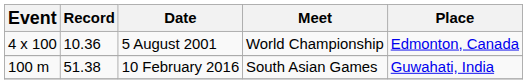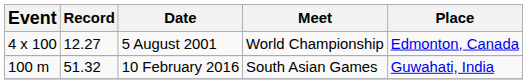(82, 43) 10.36 -> (82, 43) 12.27
(82, 67) 51.38 -> (82, 67) 51.32
